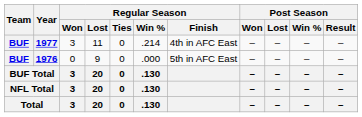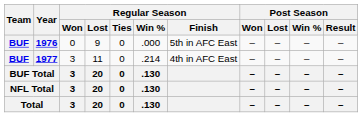rows swapped: (47, 58) <-> (47, 43)
